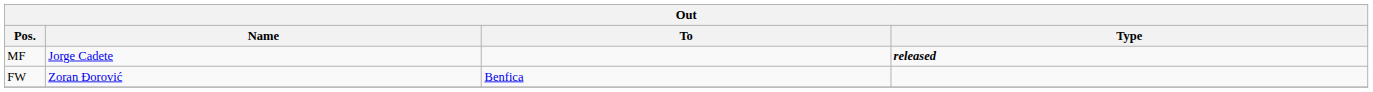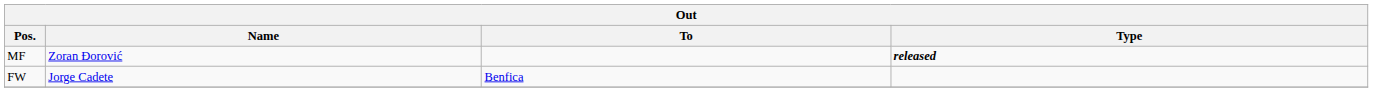(81, 56) Jorge Cadete -> (85, 56) Zoran Đorović
(85, 77) Zoran Đorović -> (81, 77) Jorge Cadete
